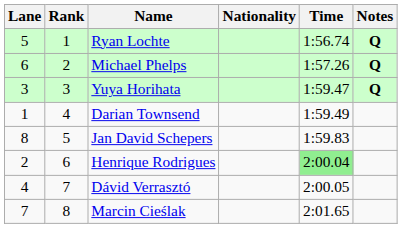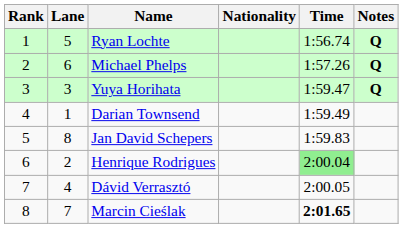columns swapped: (66, 16) <-> (25, 16)
(326, 211) normal -> (327, 211) bold
